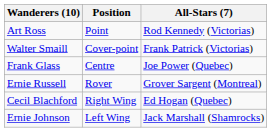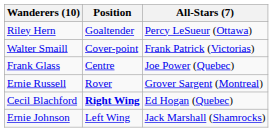+ row: (31, 30)
- row: (26, 30)
(111, 100) normal -> (112, 100) bold
